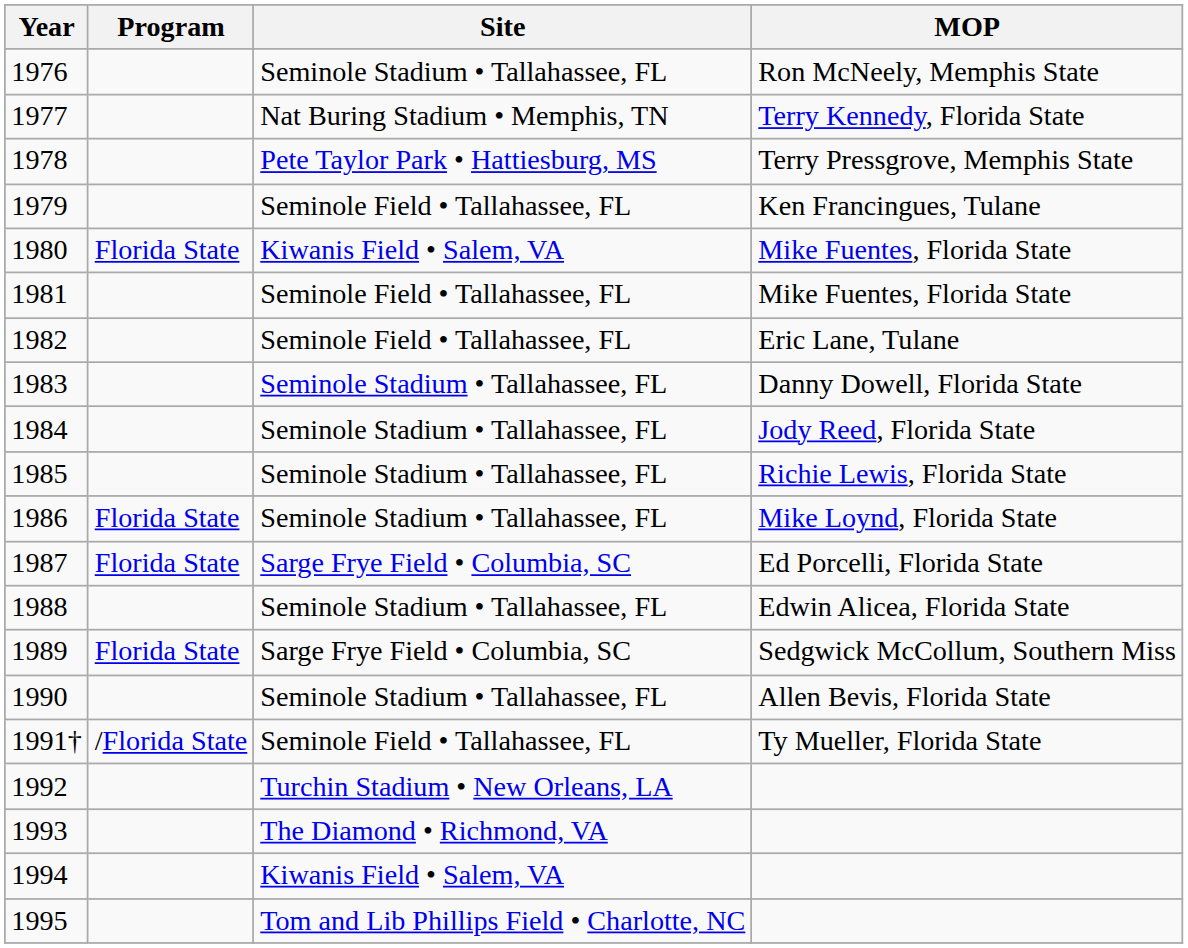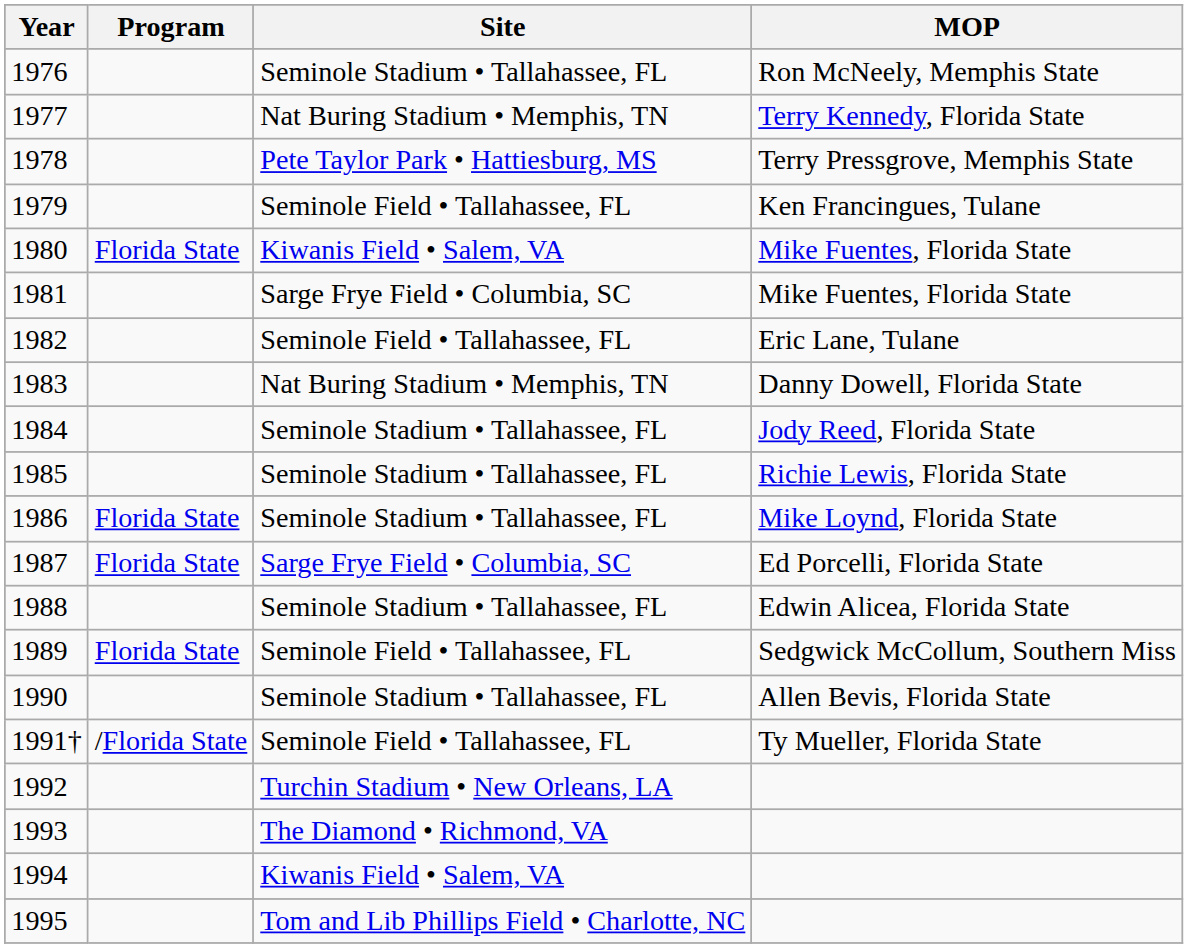(446, 294) Seminole Field • Tallahassee, FL -> (446, 294) Sarge Frye Field • Columbia, SC
(464, 384) Seminole Stadium • Tallahassee, FL -> (464, 384) Nat Buring Stadium • Memphis, TN
(446, 652) Sarge Frye Field • Columbia, SC -> (446, 652) Seminole Field • Tallahassee, FL
